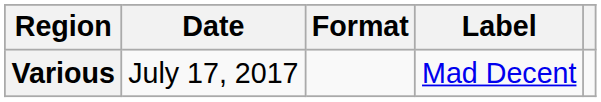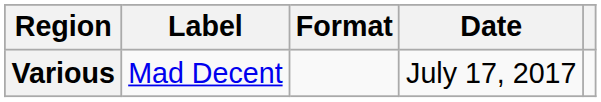columns swapped: (213, 27) <-> (499, 27)
